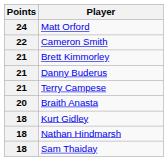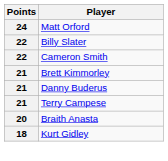+ row: (64, 42)
- row: (81, 133)
- row: (69, 149)
